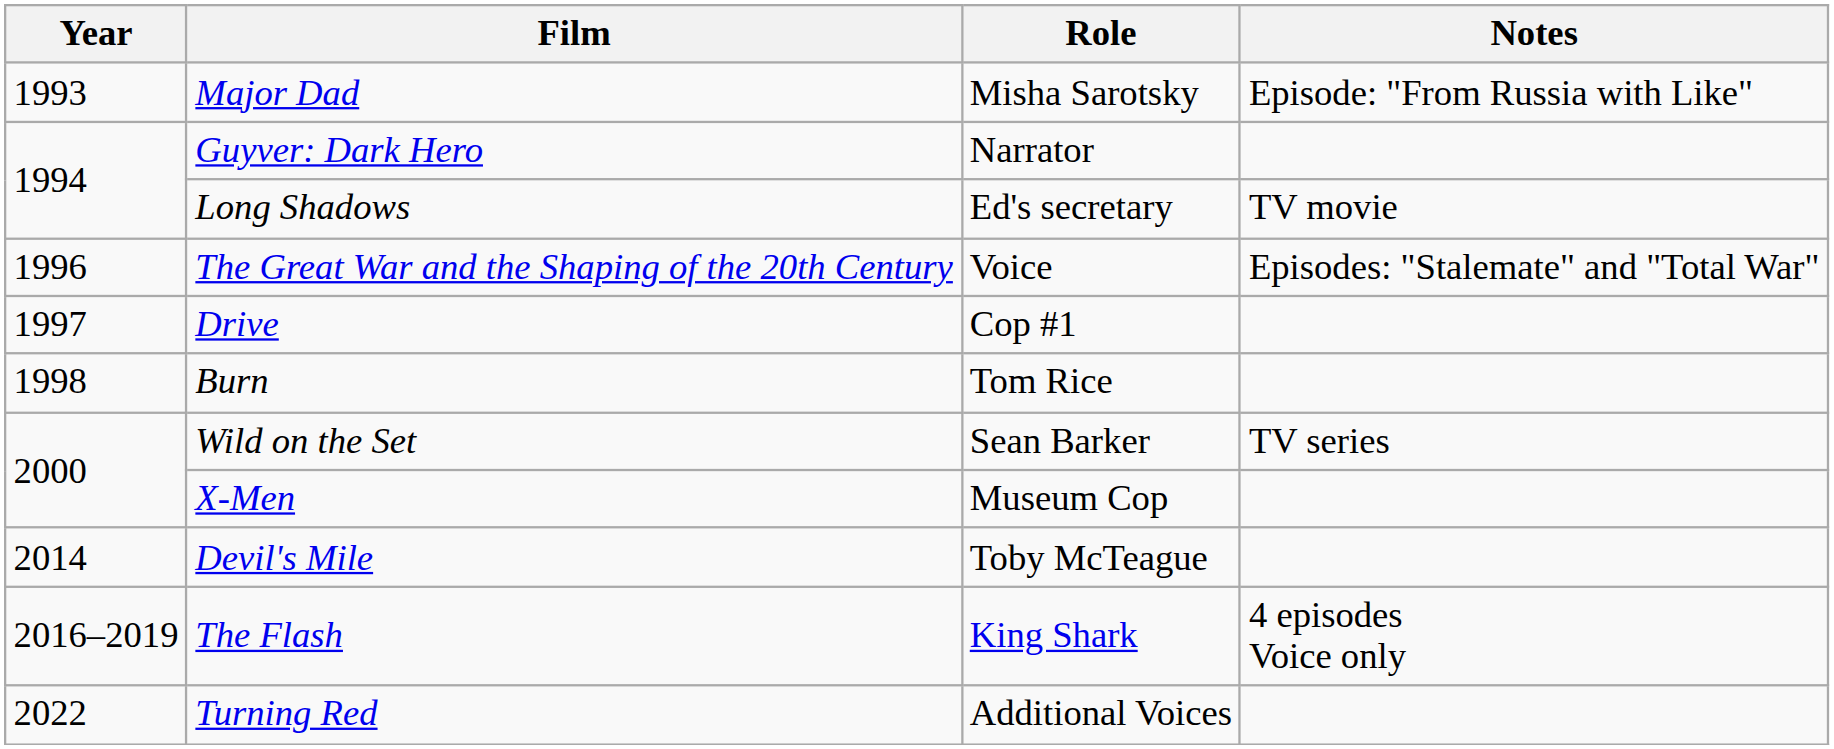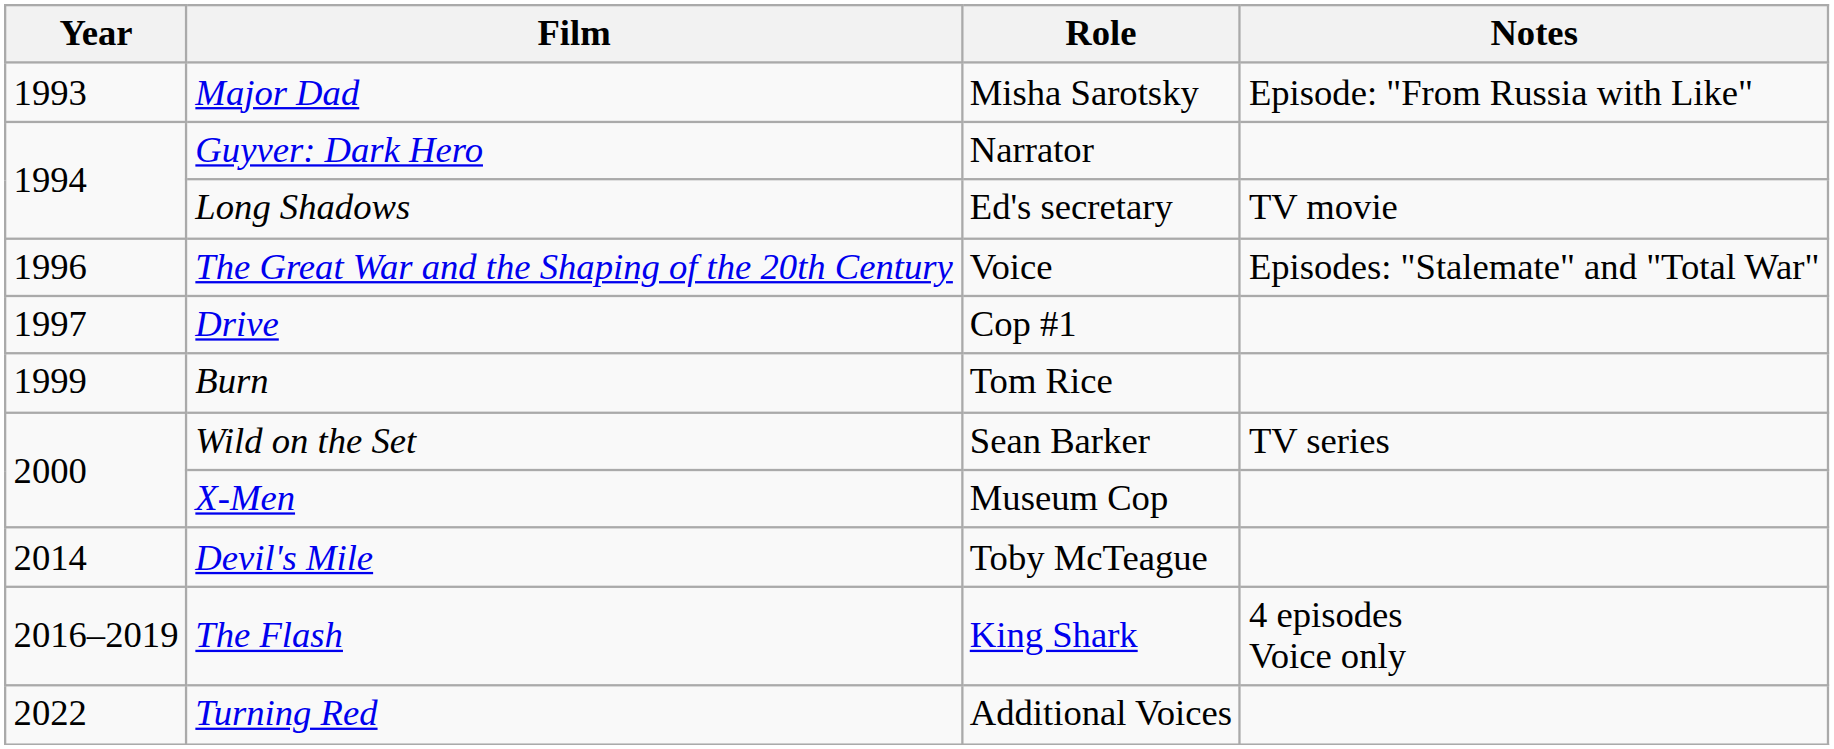(50, 382) 1998 -> (50, 382) 1999
